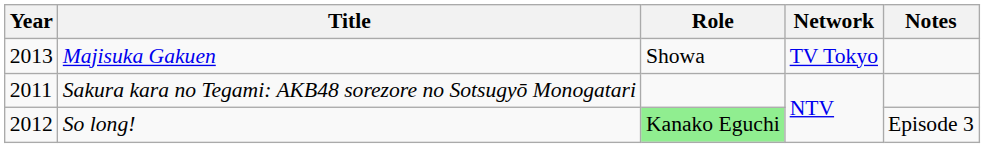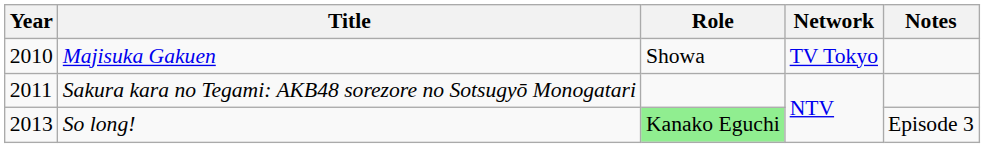(31, 55) 2013 -> (31, 55) 2010
(31, 124) 2012 -> (31, 124) 2013
